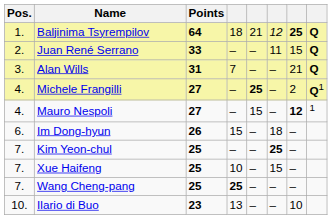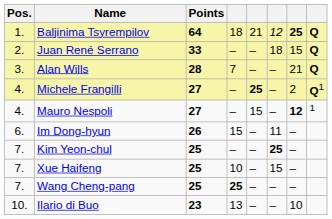(276, 50) 11 -> (276, 50) 18
(195, 69) 31 -> (195, 69) 28
(276, 131) 18 -> (276, 131) 11
